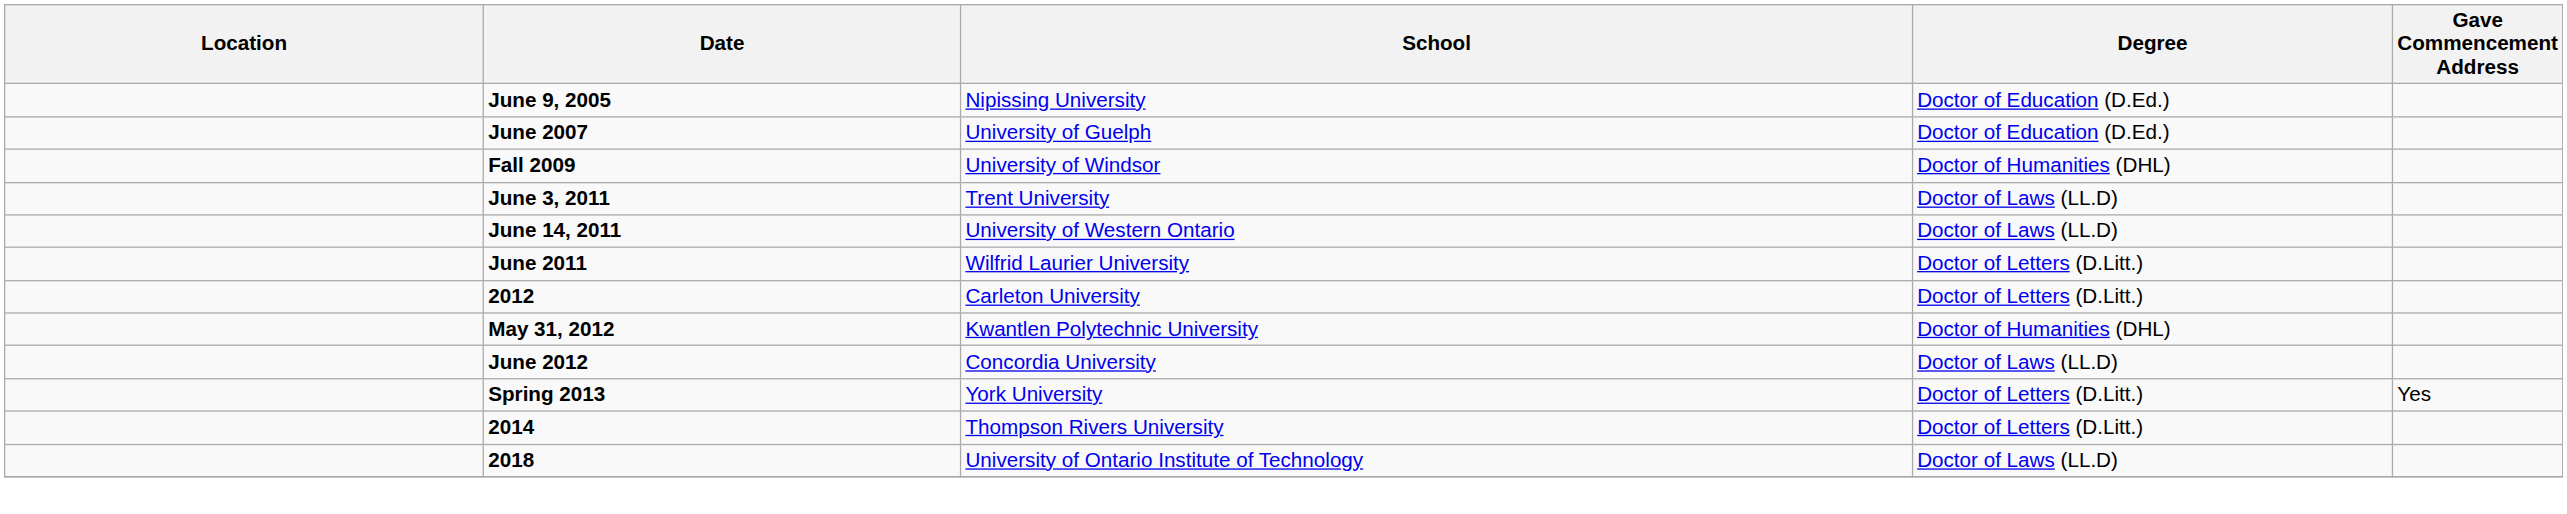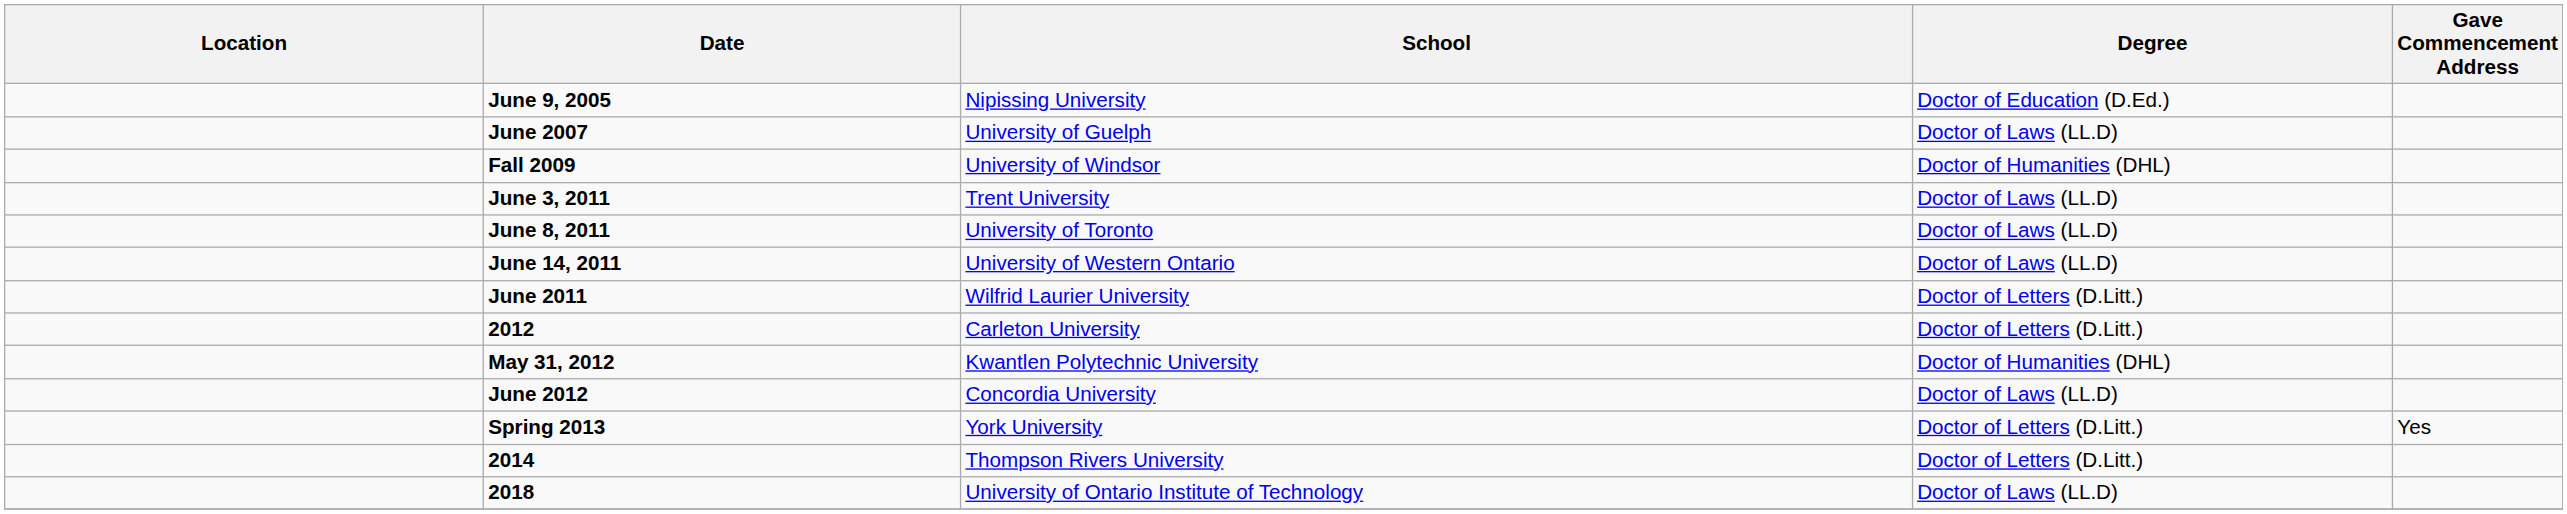(2043, 132) Doctor of Education (D.Ed.) -> (2018, 132) Doctor of Laws (LL.D)
+ row: (549, 230)
